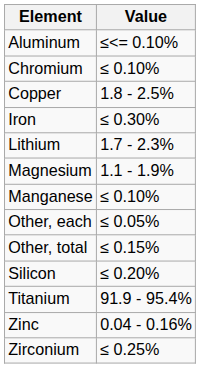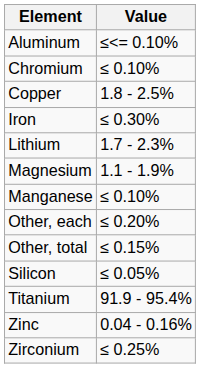(130, 222) ≤ 0.05% -> (130, 222) ≤ 0.20%
(130, 273) ≤ 0.20% -> (130, 273) ≤ 0.05%
